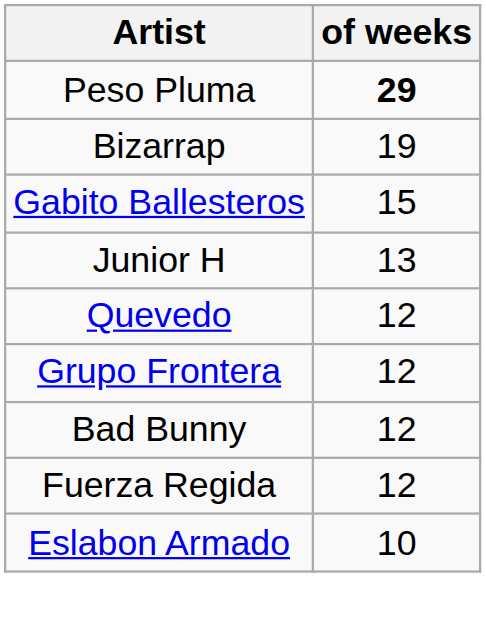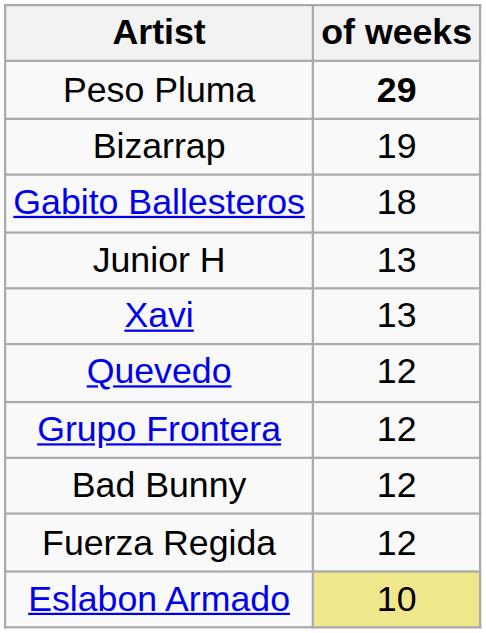(397, 202) 15 -> (397, 202) 18
+ row: (159, 315)
(397, 542) no background -> (397, 598) khaki background
